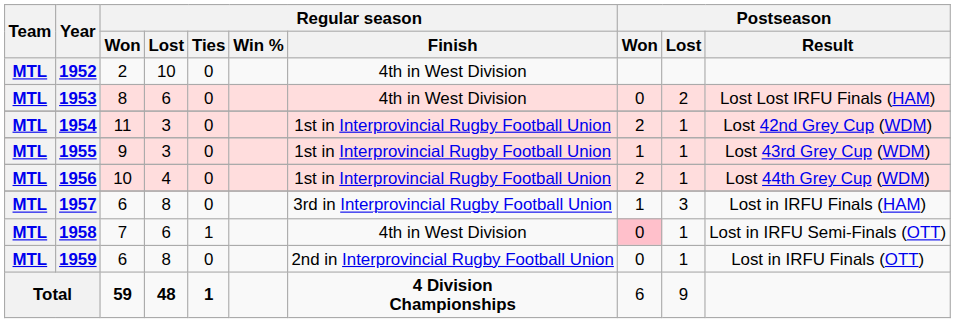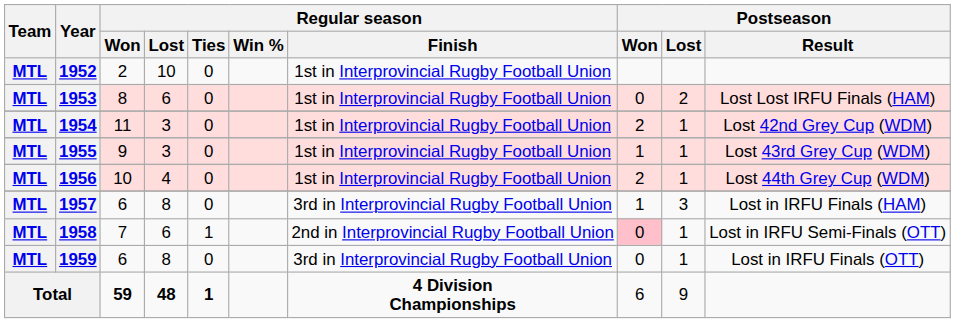(453, 72) 4th in West Division -> (453, 72) 1st in Interprovincial Rugby Football Union
(453, 98) 4th in West Division -> (453, 98) 1st in Interprovincial Rugby Football Union
(453, 232) 4th in West Division -> (453, 232) 2nd in Interprovincial Rugby Football Union
(453, 258) 2nd in Interprovincial Rugby Football Union -> (453, 258) 3rd in Interprovincial Rugby Football Union
